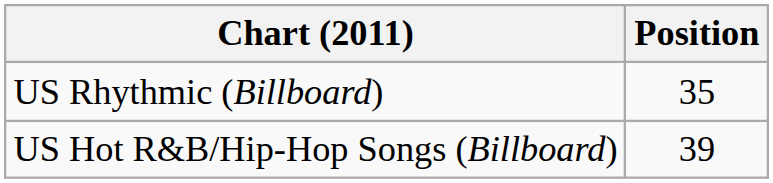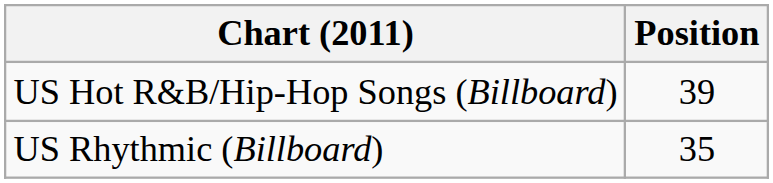rows swapped: (316, 148) <-> (198, 90)
